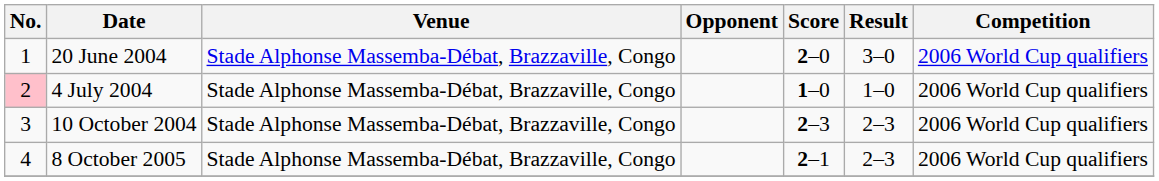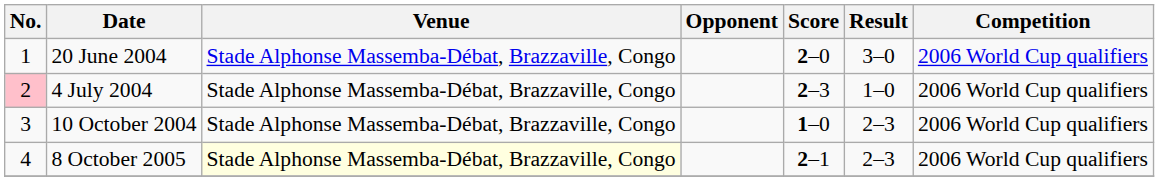(814, 90) 1–0 -> (814, 90) 2–3
(814, 124) 2–3 -> (814, 124) 1–0
(441, 158) no background -> (441, 158) lightyellow background
